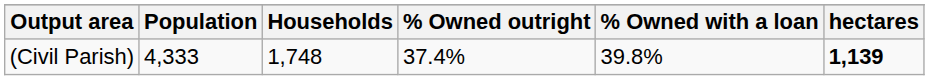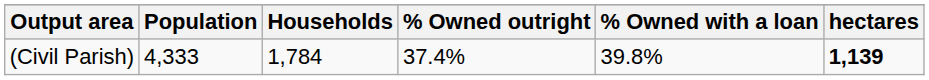(295, 56) 1,748 -> (295, 56) 1,784
